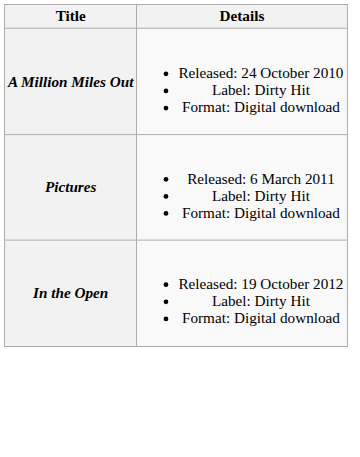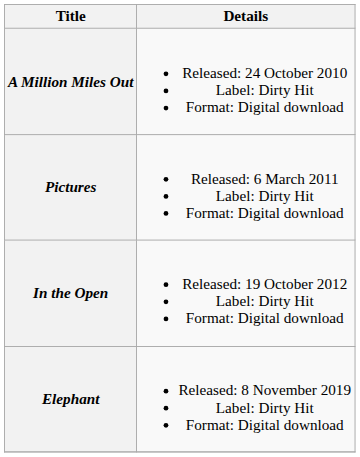+ row: (71, 398)
